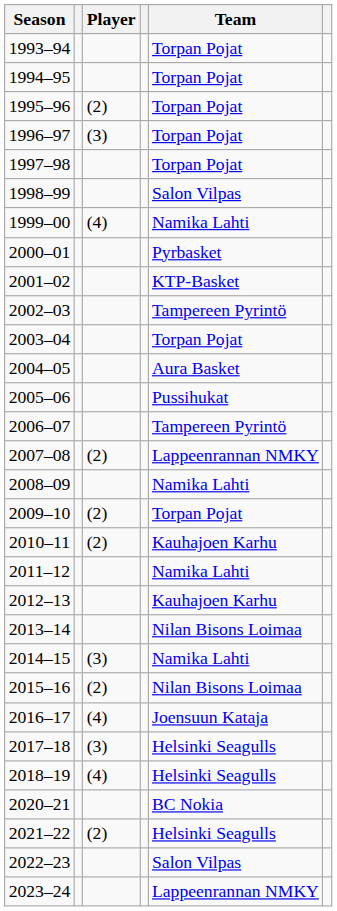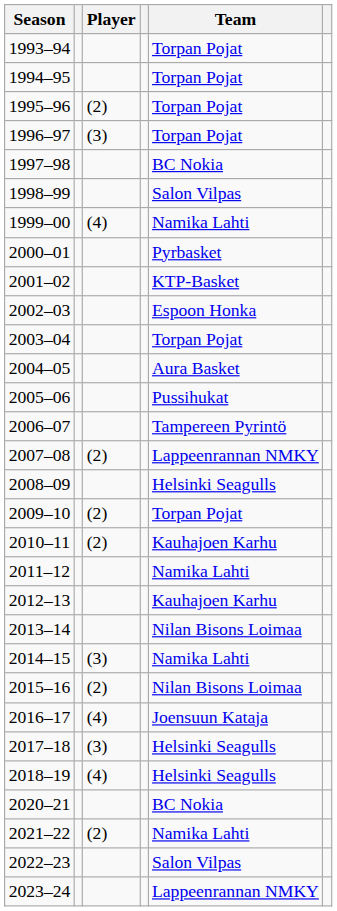(197, 164) Torpan Pojat -> (188, 164) BC Nokia
(219, 309) Tampereen Pyrintö -> (204, 309) Espoon Honka
(201, 484) Namika Lahti -> (214, 484) Helsinki Seagulls
(214, 833) Helsinki Seagulls -> (201, 833) Namika Lahti
